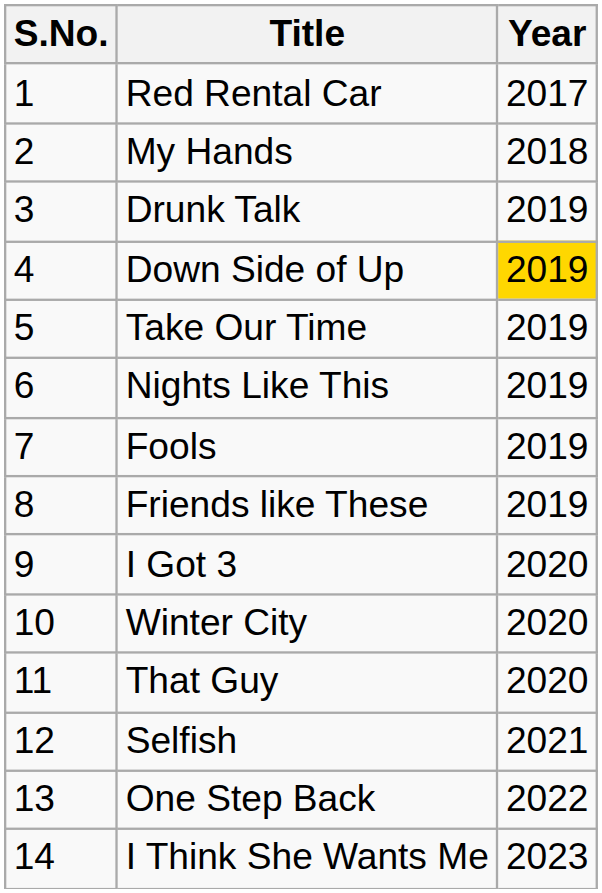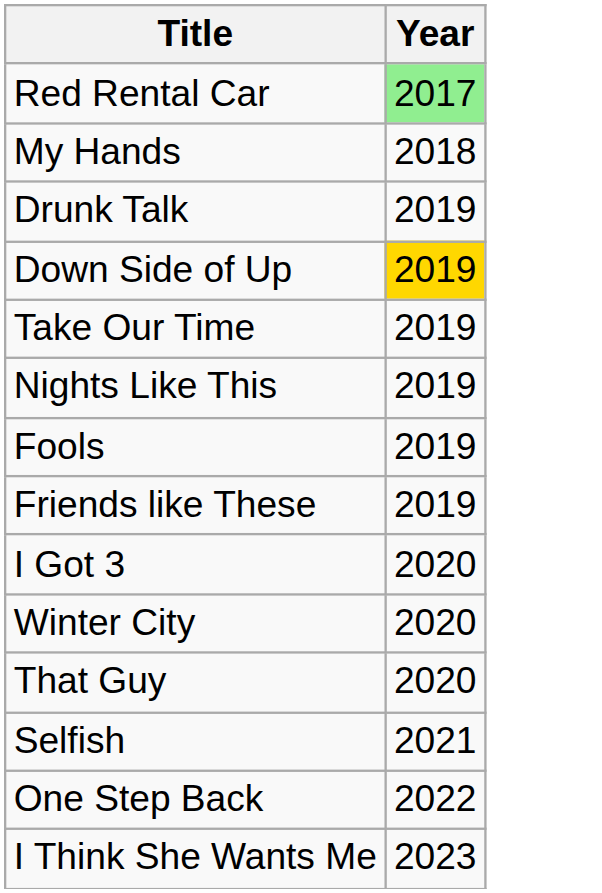- column: (61, 33)
(547, 92) no background -> (435, 92) lightgreen background
